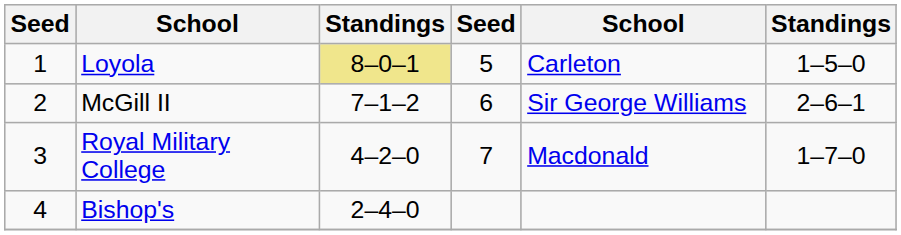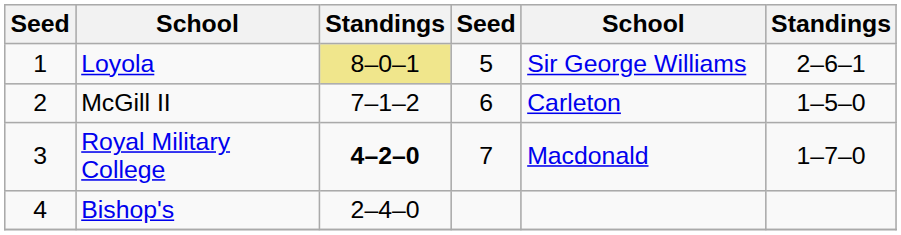(574, 63) Carleton -> (637, 63) Sir George Williams
(831, 63) 1–5–0 -> (831, 63) 2–6–1
(637, 102) Sir George Williams -> (574, 102) Carleton
(831, 102) 2–6–1 -> (831, 102) 1–5–0
(385, 156) normal -> (385, 156) bold
